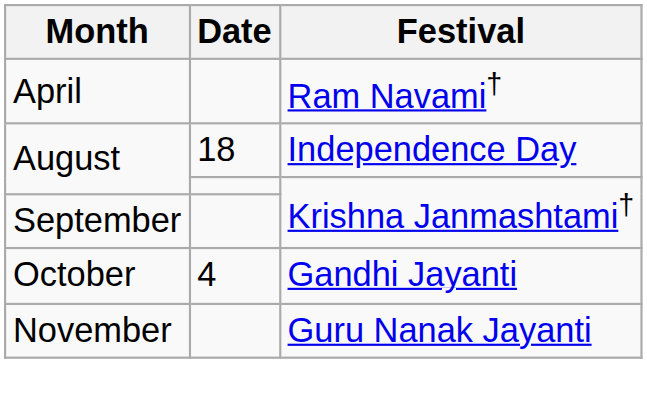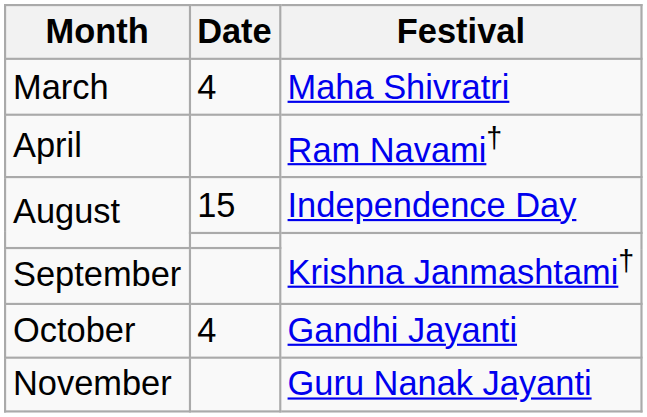+ row: (61, 86)
(216, 150) 18 -> (216, 204) 15
